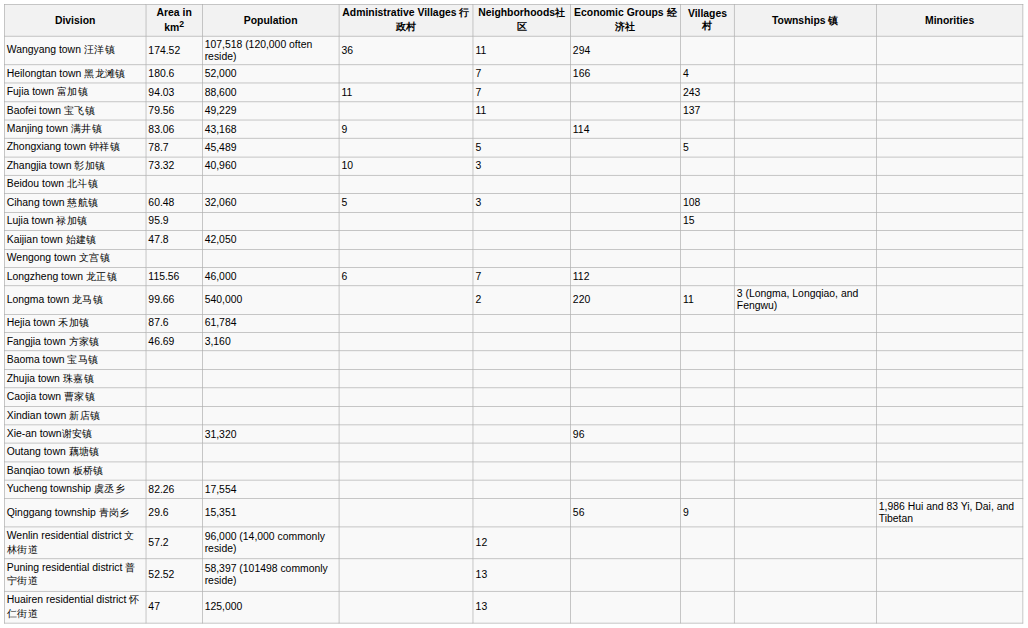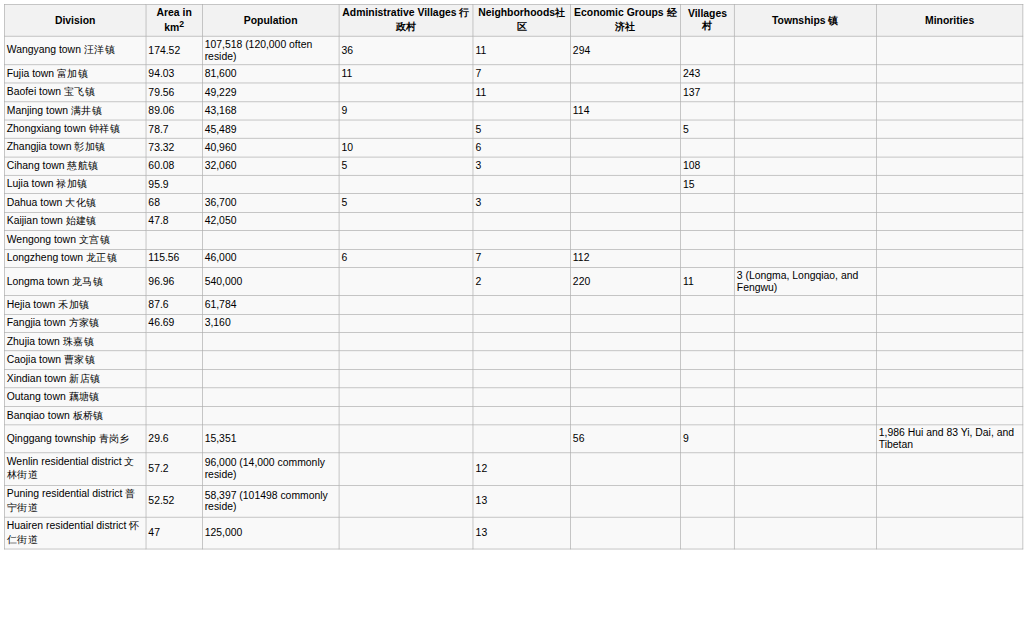- row: (66, 73)
(221, 92) 88,600 -> (221, 74) 81,600
(161, 129) 83.06 -> (161, 110) 89.06
(478, 166) 3 -> (478, 147) 6
- row: (52, 184)
(161, 203) 60.48 -> (161, 166) 60.08
+ row: (52, 202)
(161, 300) 99.66 -> (161, 281) 96.96
- row: (53, 360)
- row: (50, 433)
- row: (66, 489)
